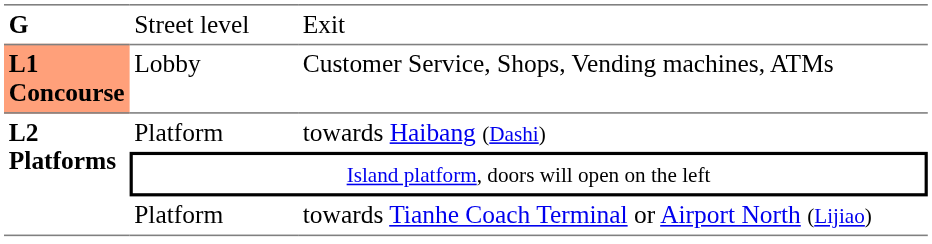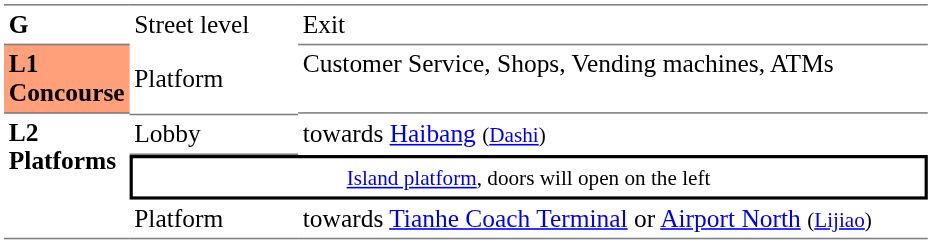(167, 64) Lobby -> (179, 78) Platform
(179, 132) Platform -> (167, 134) Lobby
